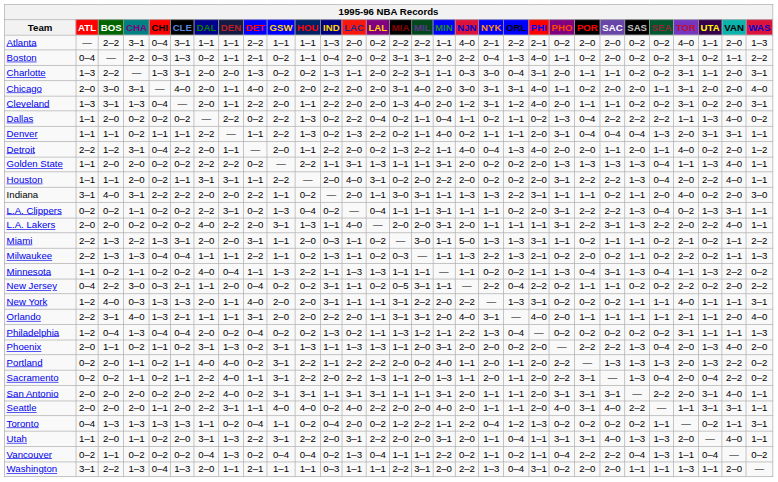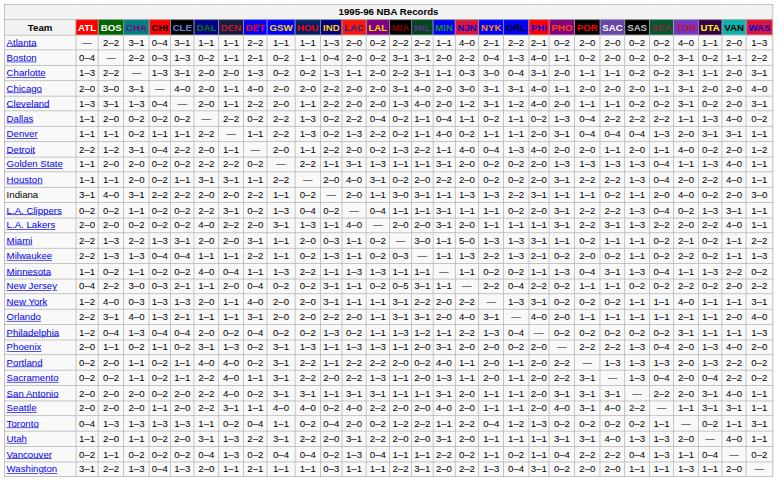(587, 89) 0–2 -> (587, 89) 2–0
(516, 439) 0–4 -> (516, 439) 1–1
